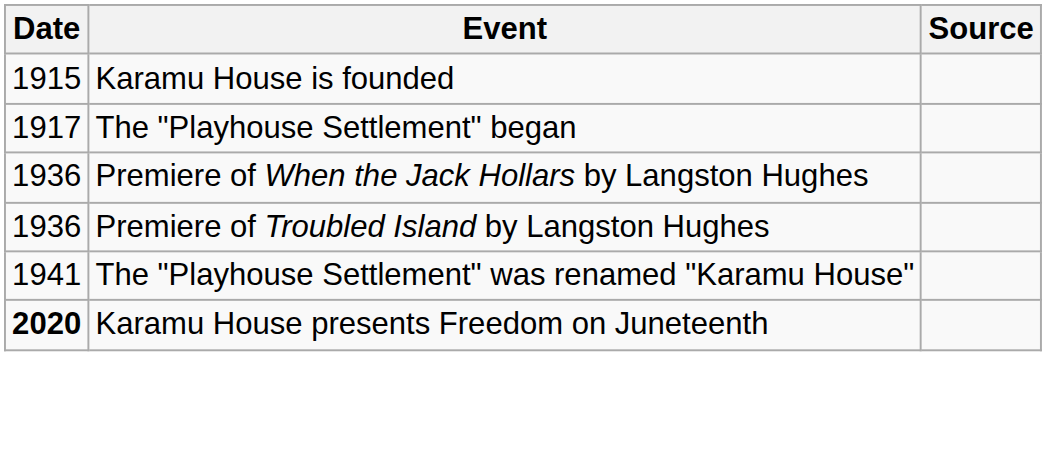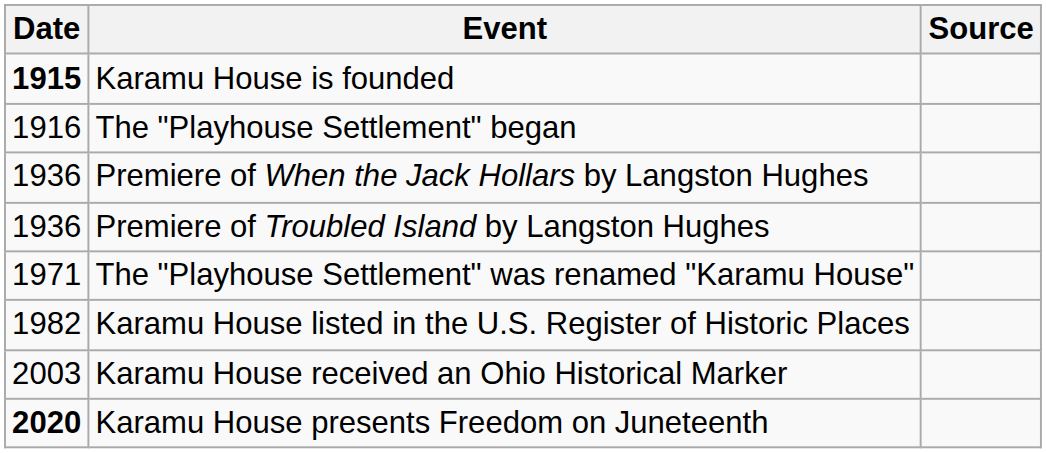(47, 78) normal -> (47, 78) bold
(47, 127) 1917 -> (47, 127) 1916
(47, 275) 1941 -> (47, 275) 1971
+ row: (503, 324)
+ row: (441, 373)
